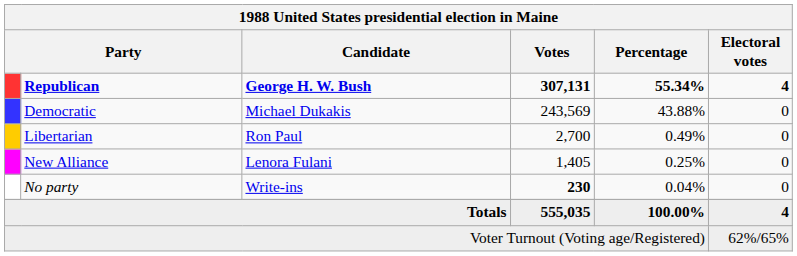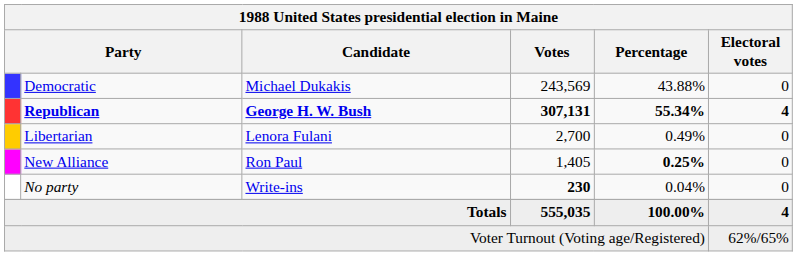rows swapped: (62, 86) <-> (60, 111)
(274, 136) Ron Paul -> (289, 136) Lenora Fulani
(289, 162) Lenora Fulani -> (274, 162) Ron Paul
(685, 162) normal -> (684, 162) bold
